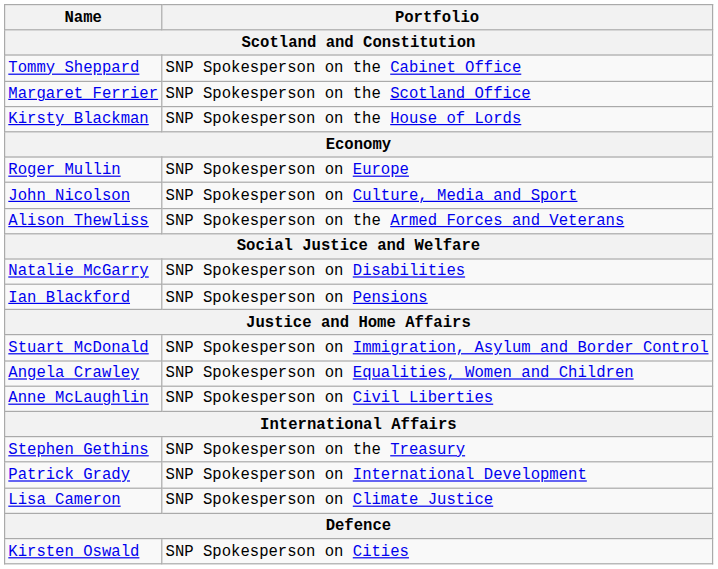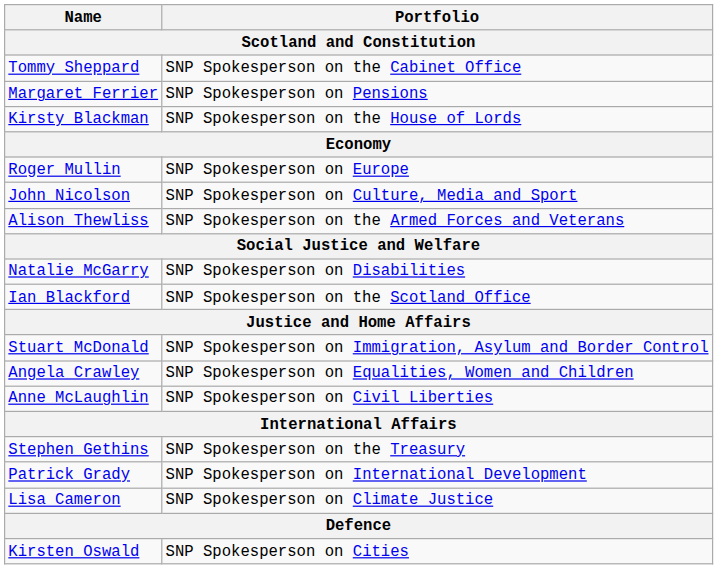(348, 94) SNP Spokesperson on the Scotland Office -> (297, 94) SNP Spokesperson on Pensions
(297, 297) SNP Spokesperson on Pensions -> (348, 297) SNP Spokesperson on the Scotland Office
